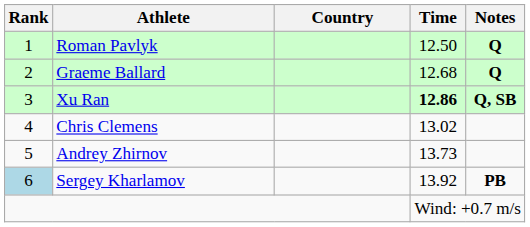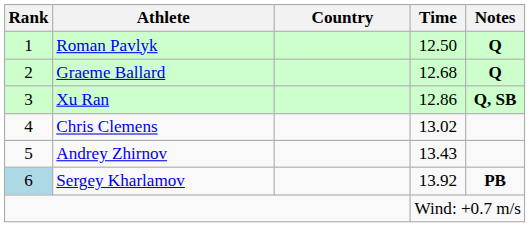(438, 99) bold -> (438, 99) normal
(438, 153) 13.73 -> (438, 153) 13.43
